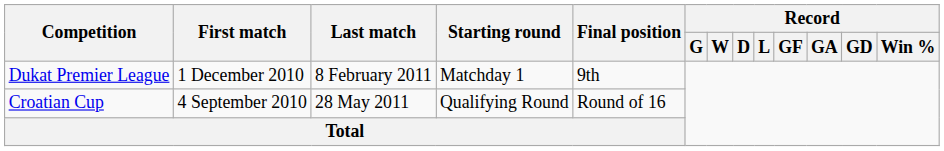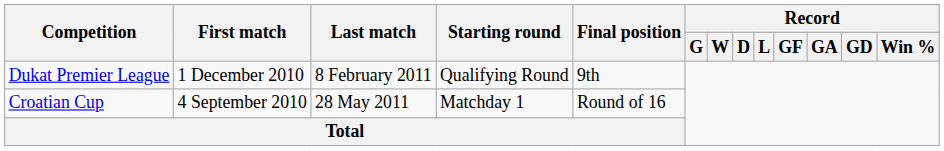(482, 74) Matchday 1 -> (504, 74) Qualifying Round
(504, 103) Qualifying Round -> (482, 103) Matchday 1
